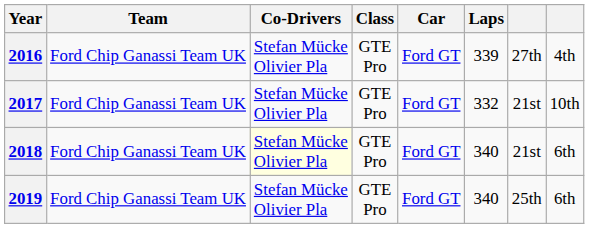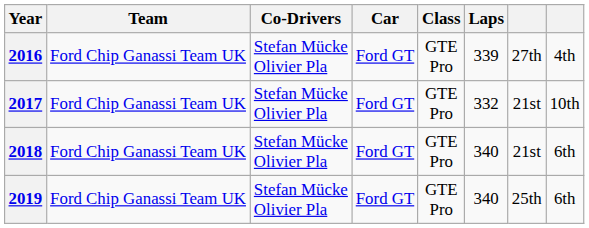columns swapped: (431, 18) <-> (375, 18)
(301, 151) lightyellow background -> (301, 151) no background
